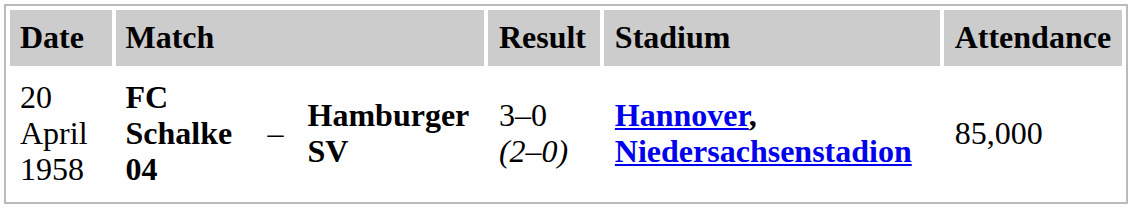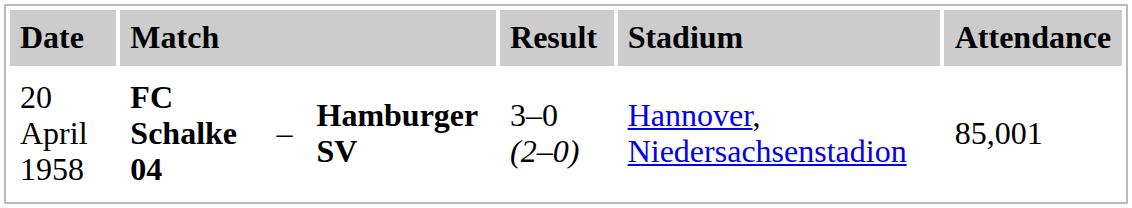(763, 133) bold -> (767, 133) normal
(999, 133) 85,000 -> (999, 133) 85,001
